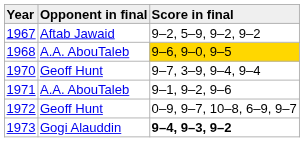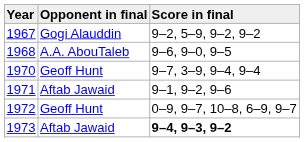(77, 33) Aftab Jawaid -> (81, 33) Gogi Alauddin
(192, 52) gold background -> (192, 52) no background
(85, 90) A.A. AbouTaleb -> (77, 90) Aftab Jawaid
(81, 127) Gogi Alauddin -> (77, 127) Aftab Jawaid
